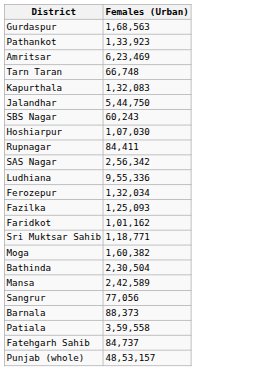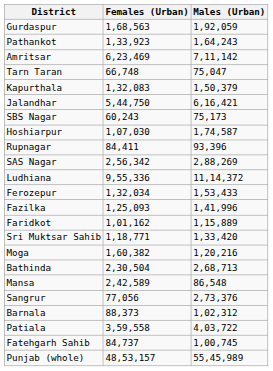+ column: (229, 12)
